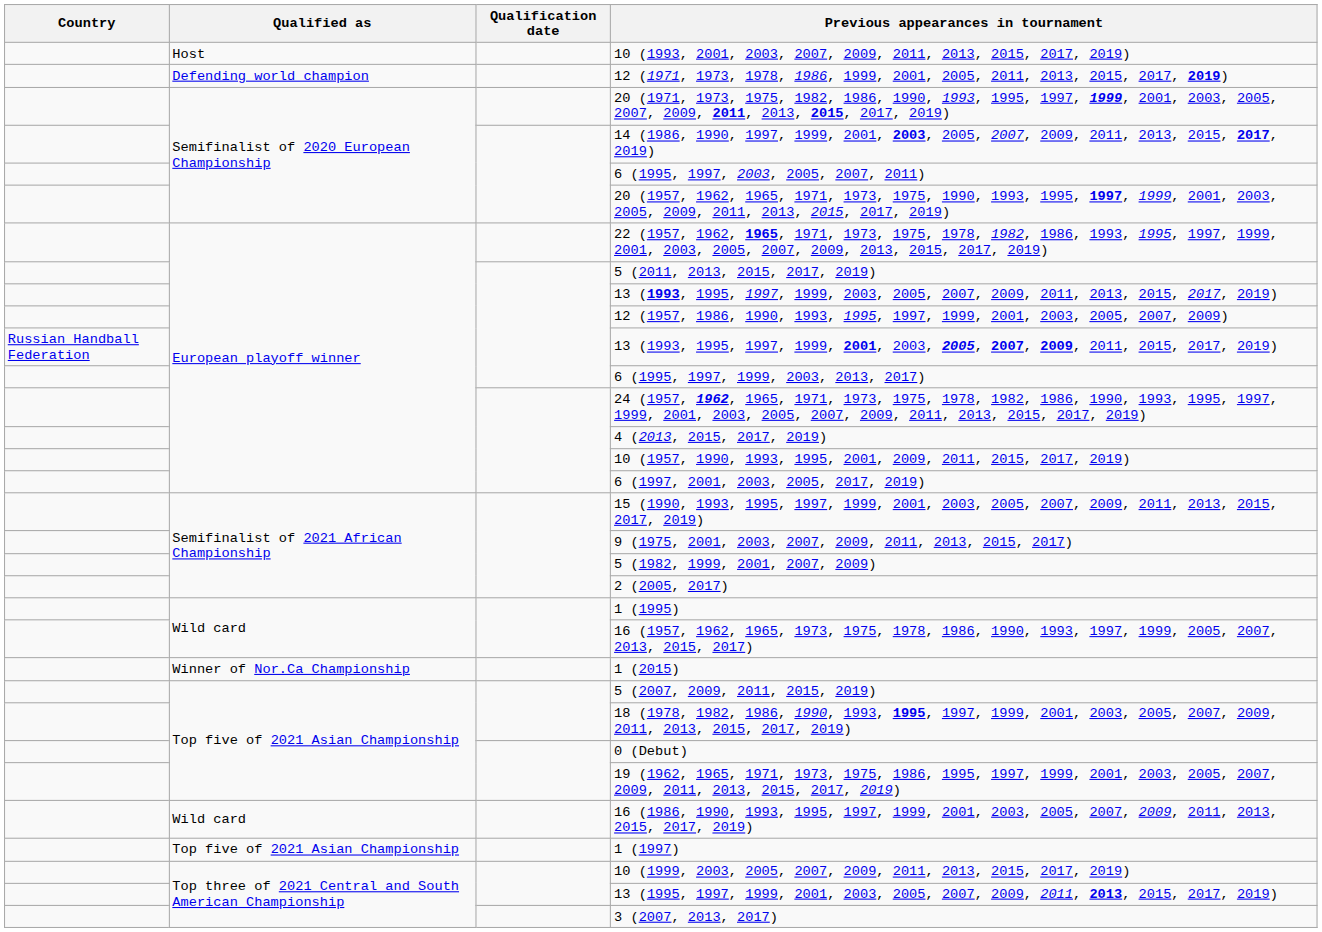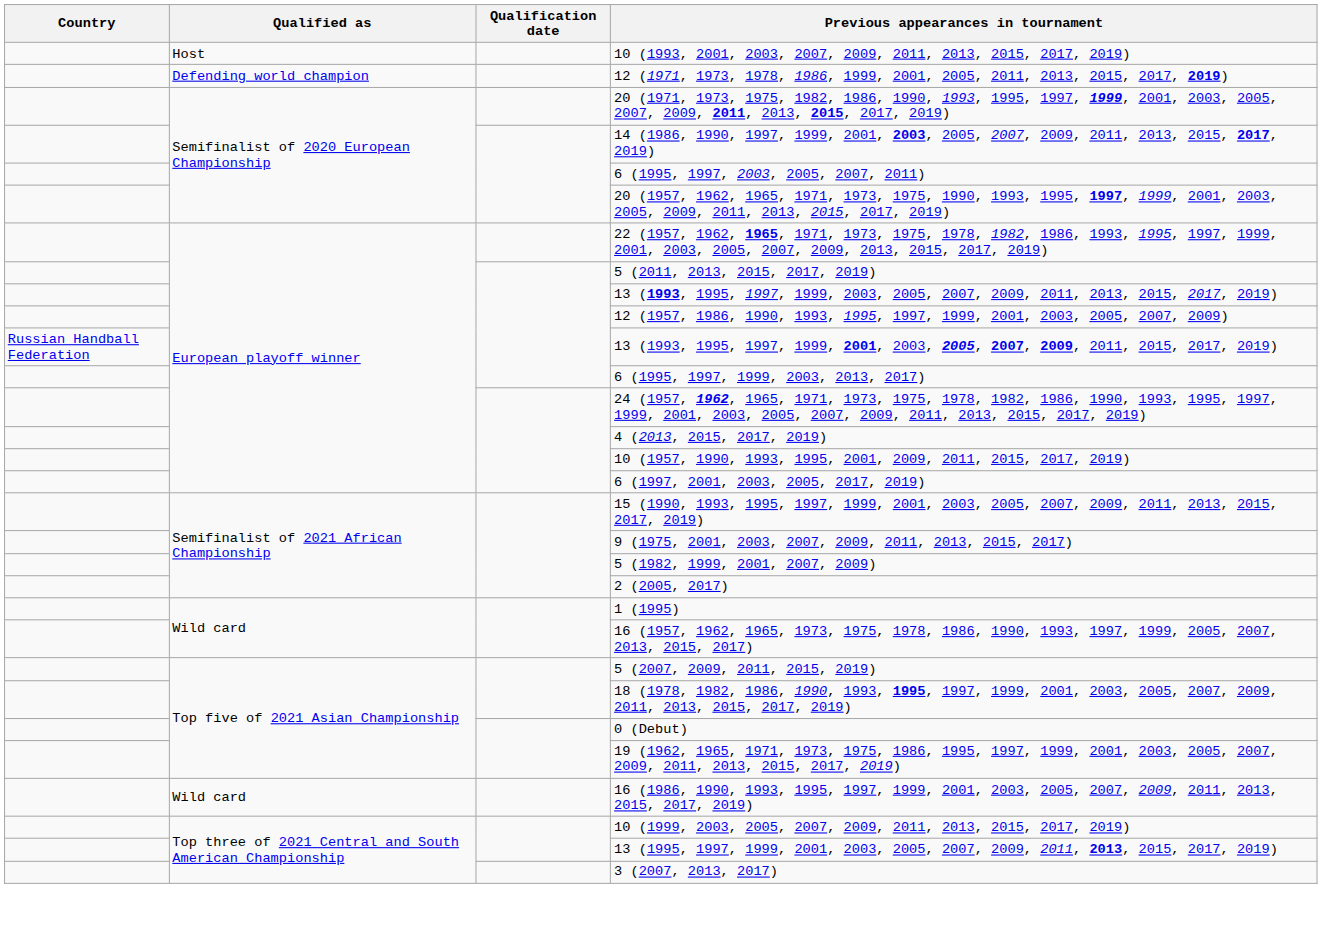- row: (647, 669)
- row: (647, 850)
